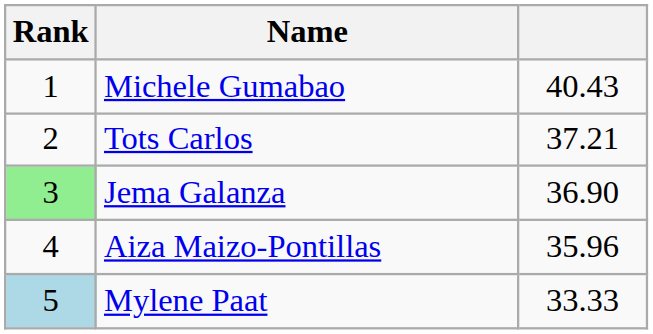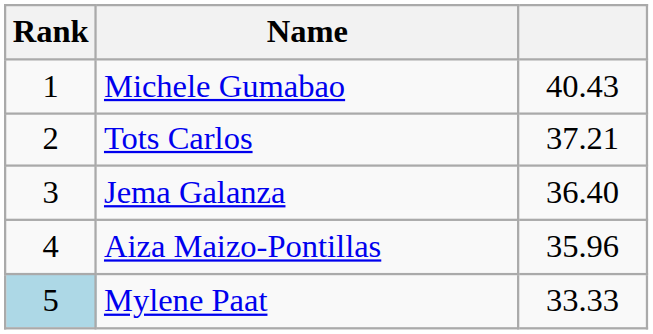(51, 192) lightgreen background -> (51, 192) no background
(583, 192) 36.90 -> (583, 192) 36.40
